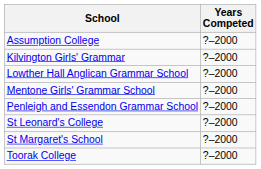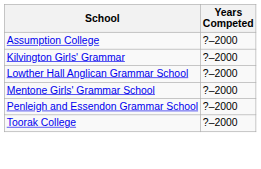- row: (55, 123)
- row: (55, 139)
